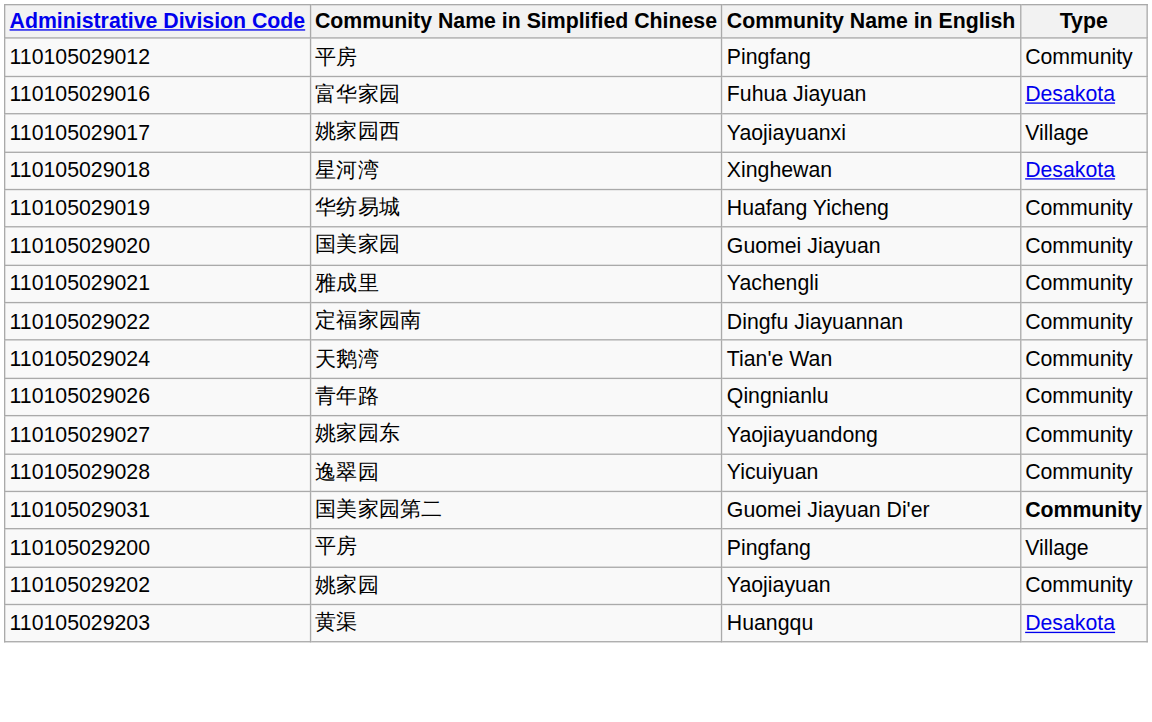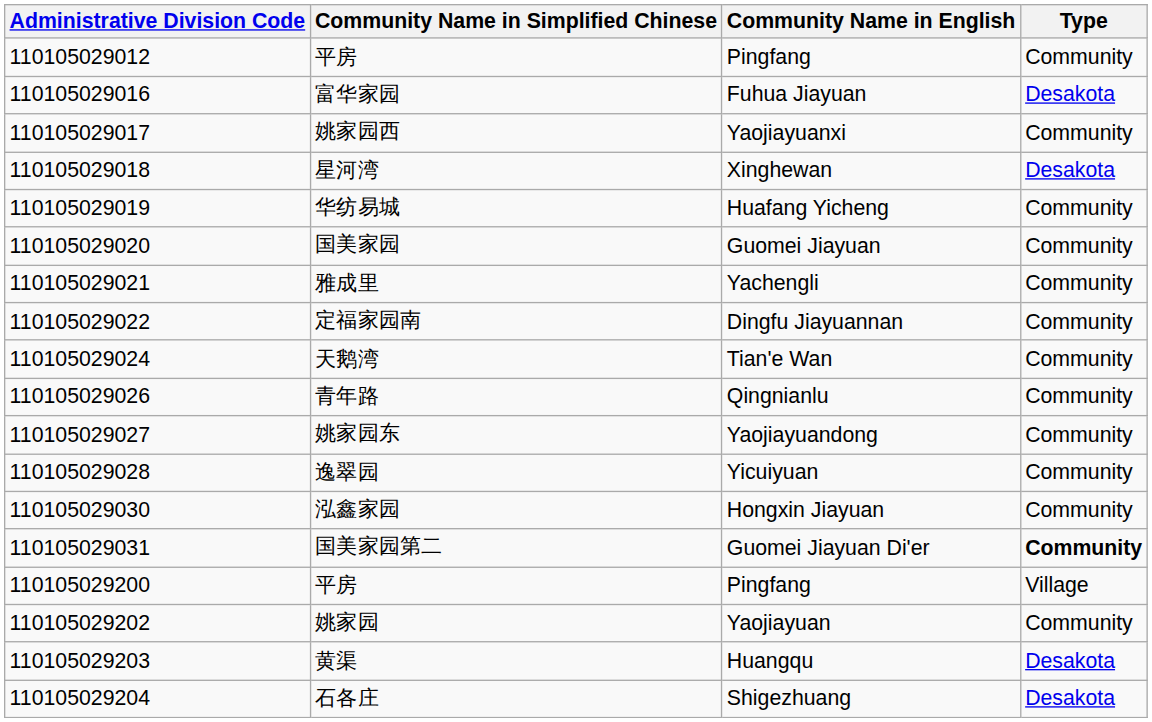(1057, 132) Village -> (1079, 132) Community
+ row: (80, 509)
+ row: (80, 698)
